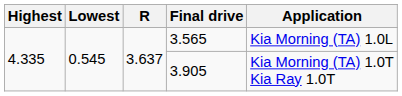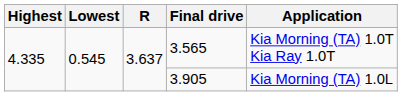(322, 39) Kia Morning (TA) 1.0L -> (322, 47) Kia Morning (TA) 1.0T Kia Ray 1.0T
(322, 71) Kia Morning (TA) 1.0T Kia Ray 1.0T -> (322, 79) Kia Morning (TA) 1.0L
